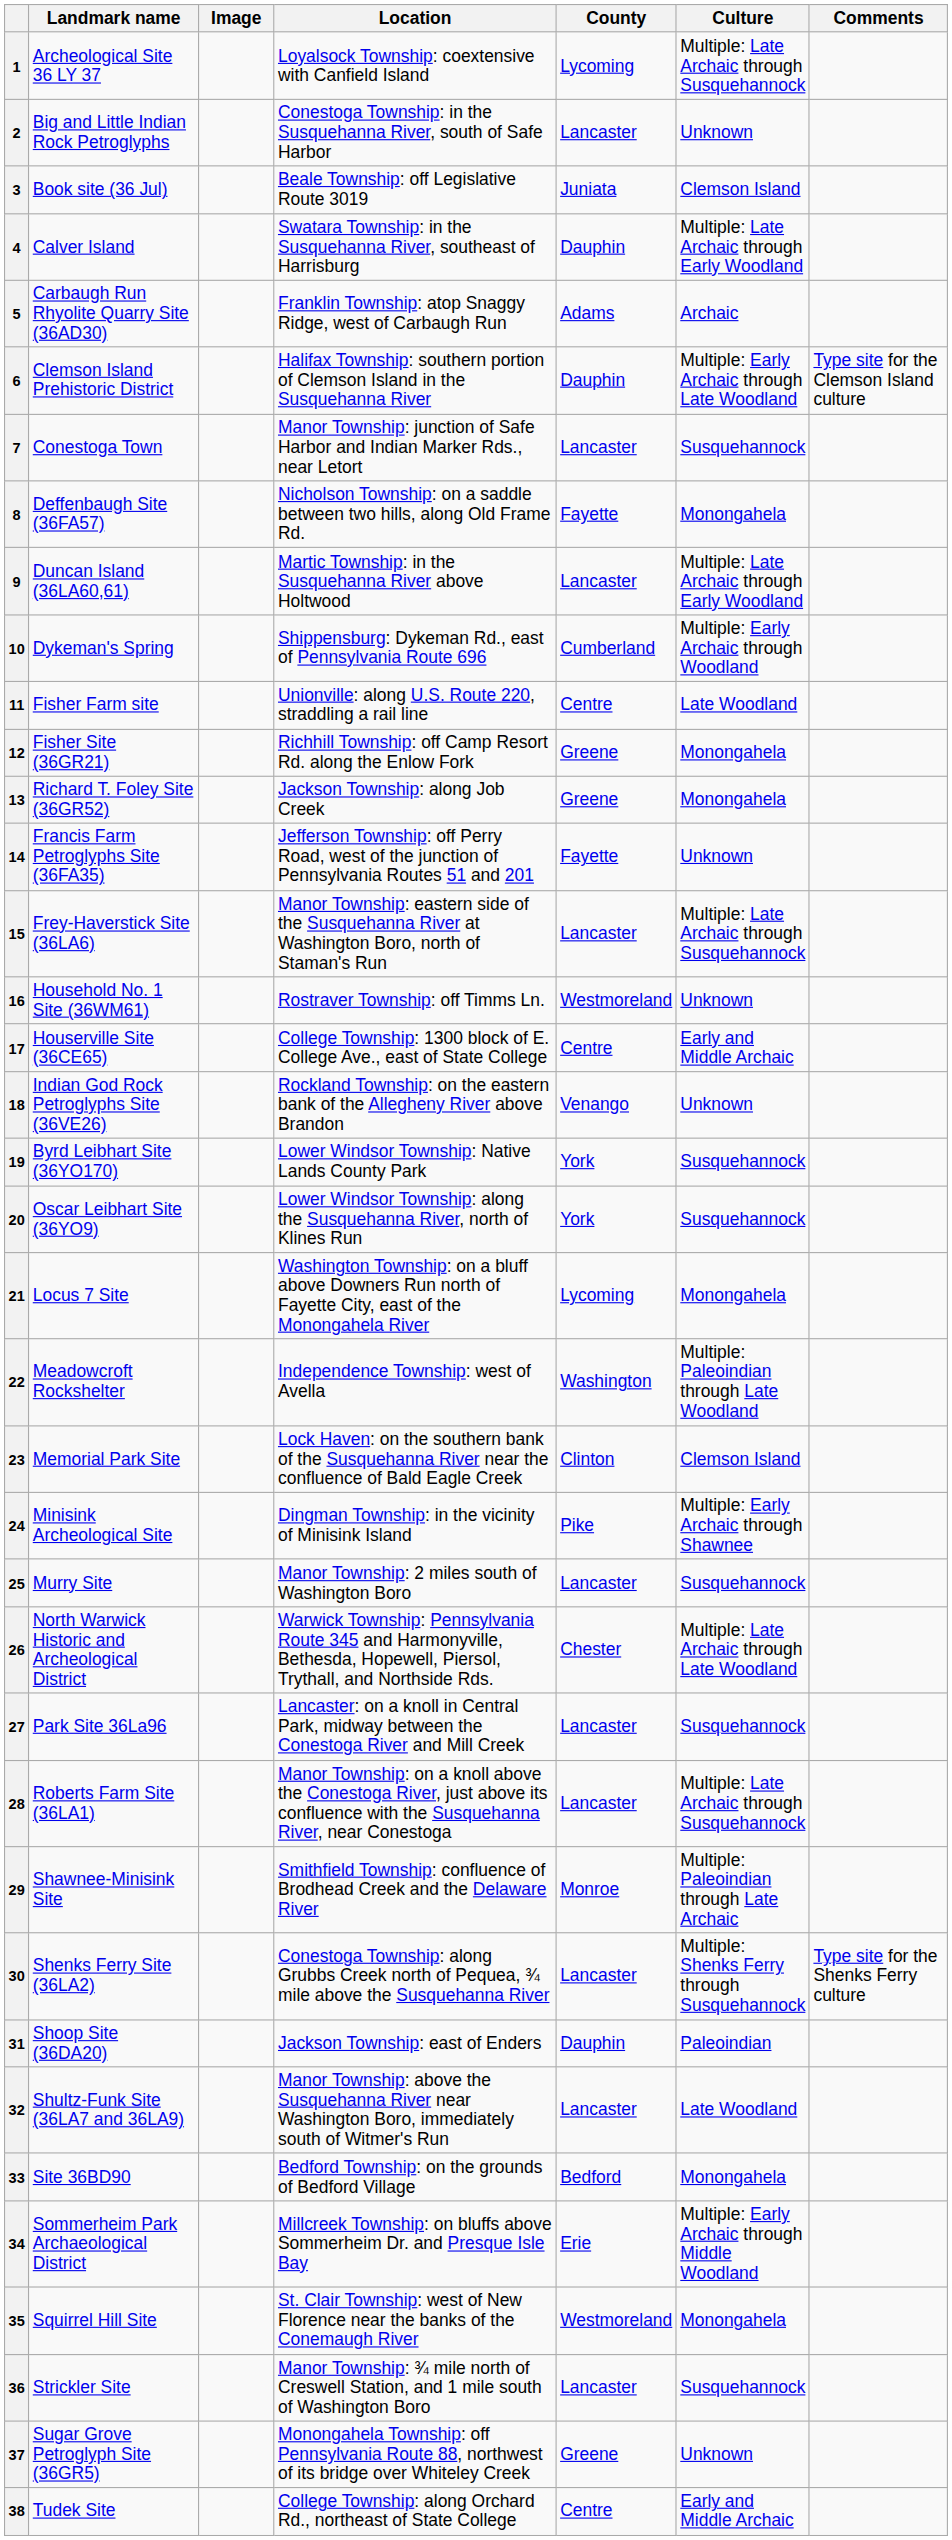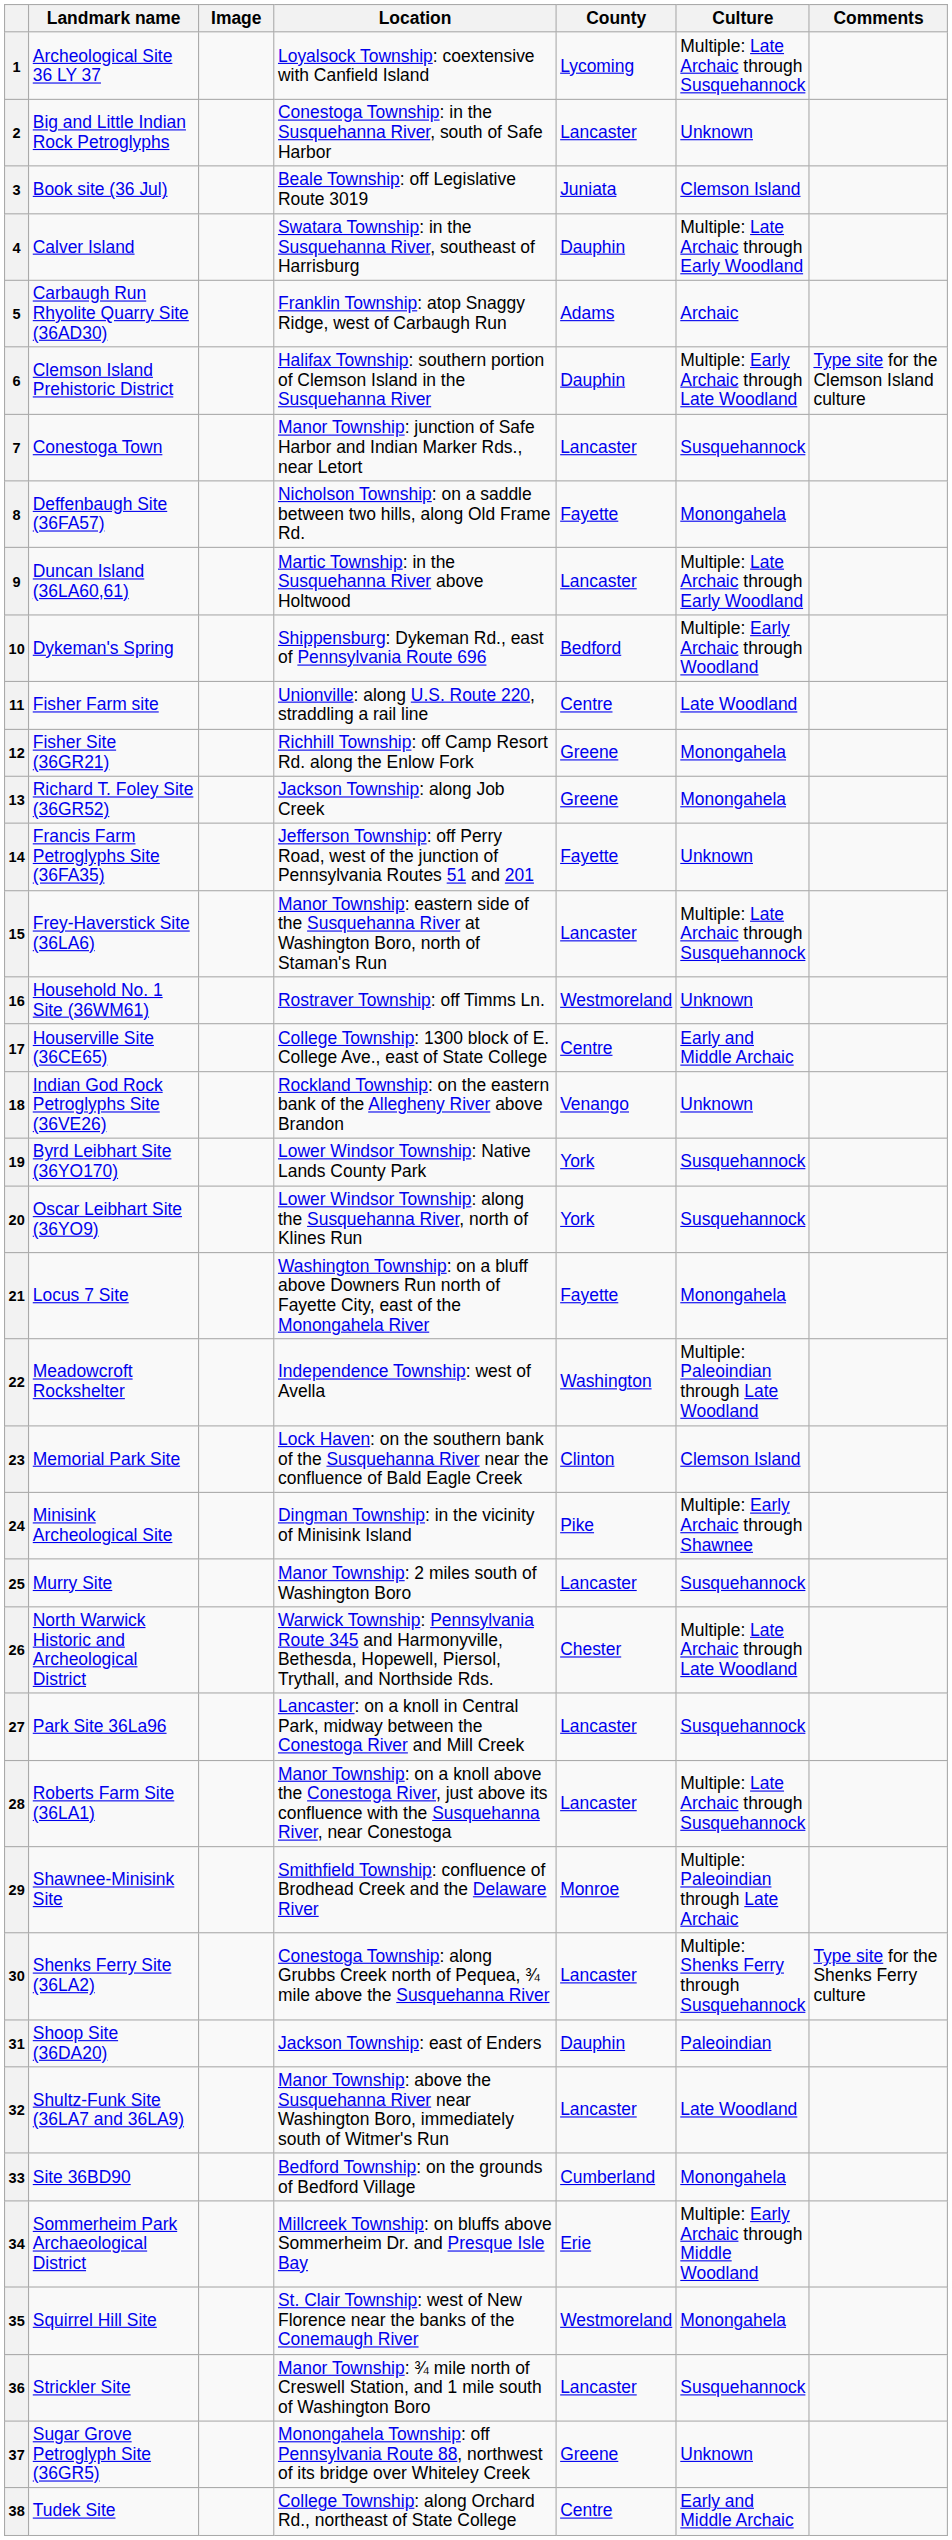(608, 648) Cumberland -> (591, 648) Bedford
(597, 1295) Lycoming -> (589, 1295) Fayette
(591, 2176) Bedford -> (608, 2176) Cumberland
